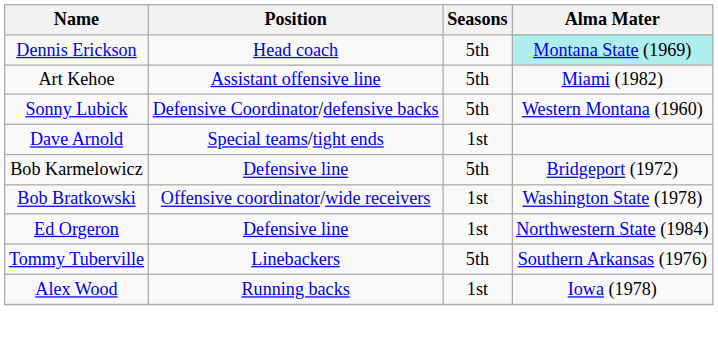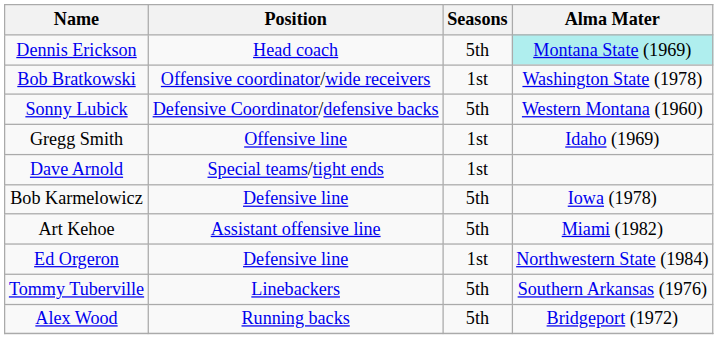rows swapped: (76, 199) <-> (77, 79)
+ row: (76, 139)
(612, 169) Bridgeport (1972) -> (612, 199) Iowa (1978)
(477, 289) 1st -> (477, 319) 5th
(612, 289) Iowa (1978) -> (612, 319) Bridgeport (1972)
